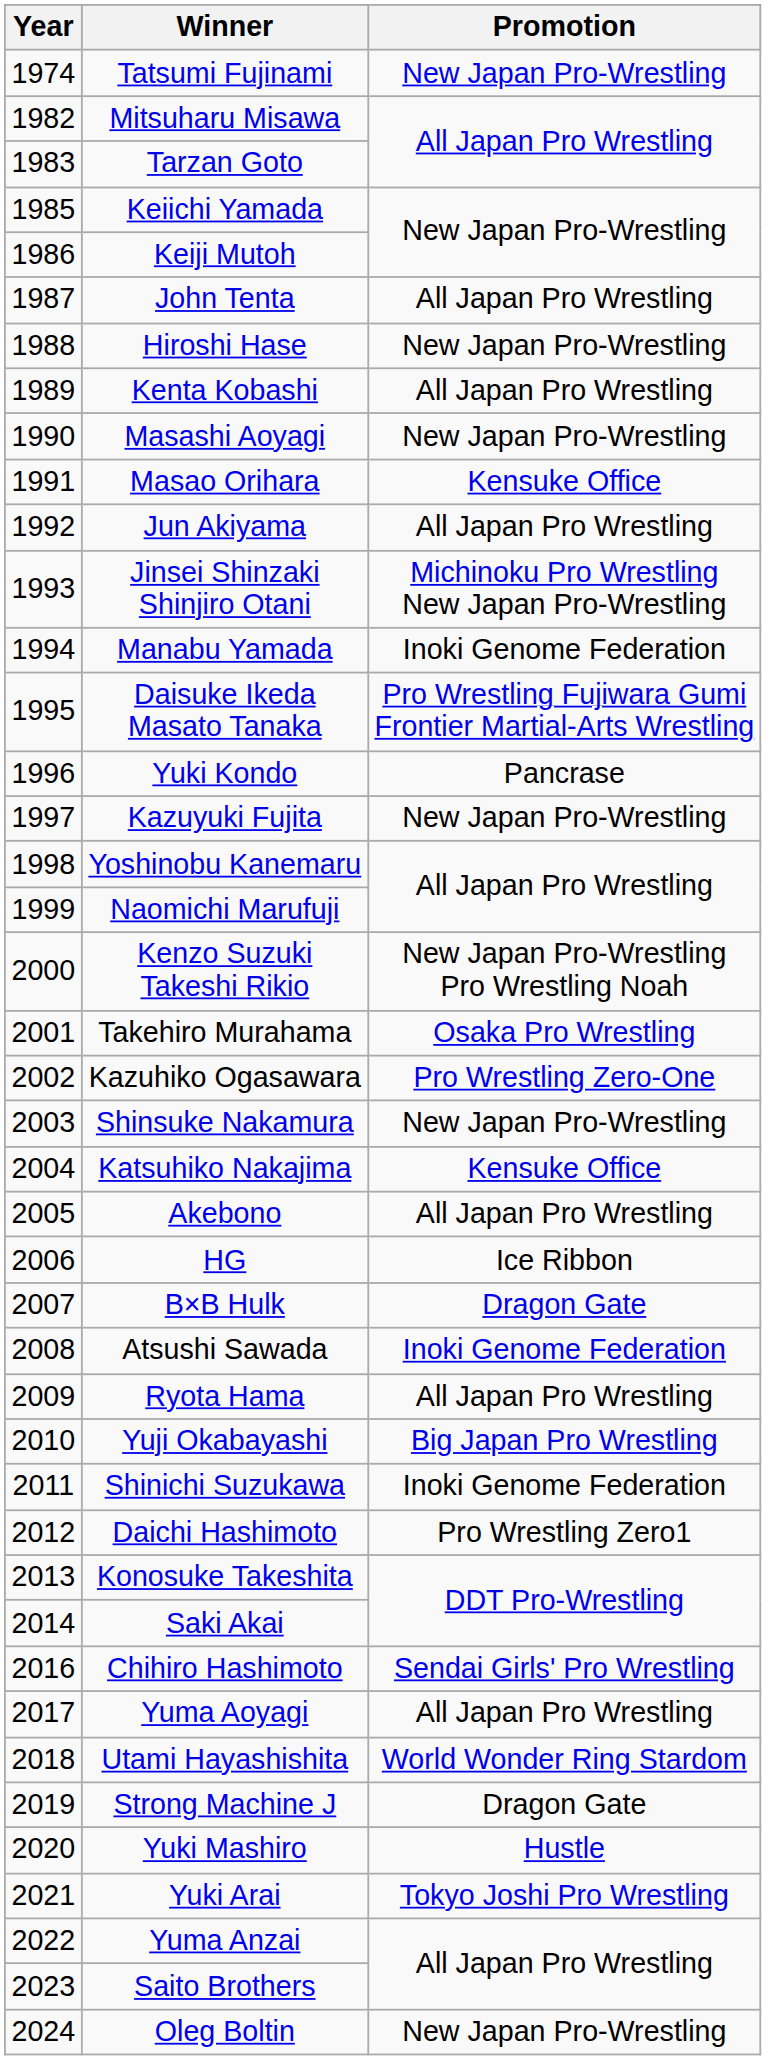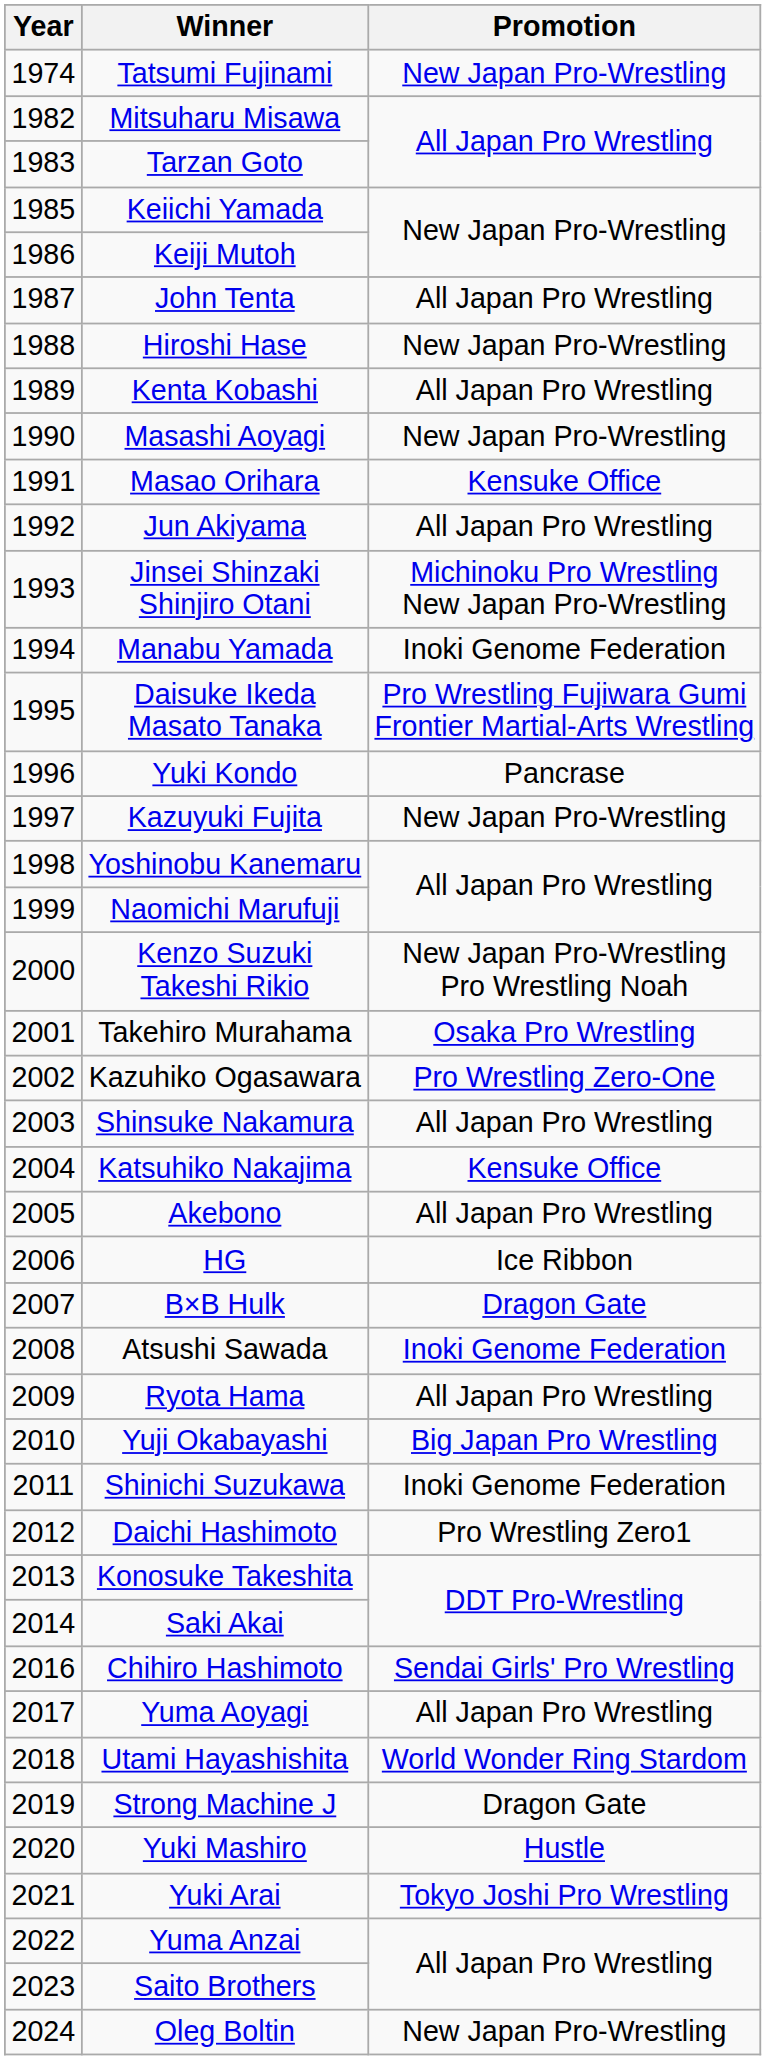(564, 1123) New Japan Pro-Wrestling -> (564, 1123) All Japan Pro Wrestling
